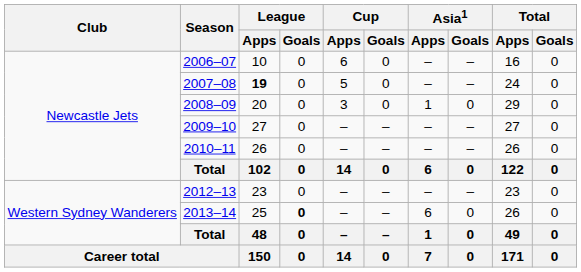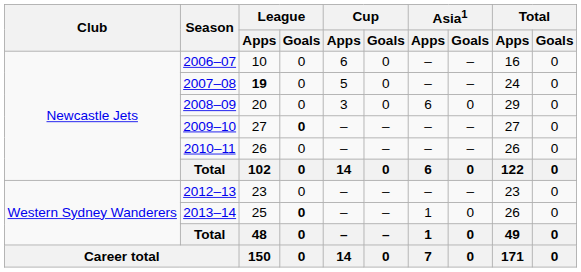(428, 105) 1 -> (428, 105) 6
(302, 126) normal -> (302, 126) bold
(428, 213) 6 -> (428, 213) 1
